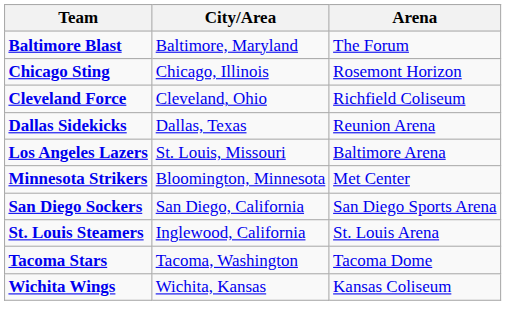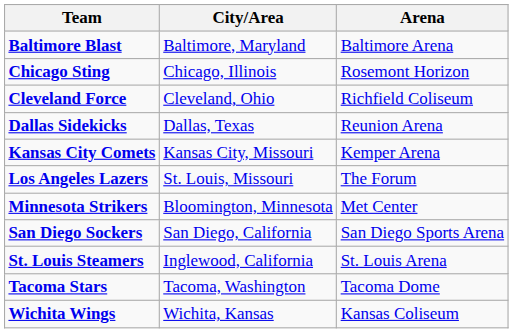(371, 44) The Forum -> (397, 44) Baltimore Arena
+ row: (82, 152)
(389, 152) Baltimore Arena -> (379, 179) The Forum
